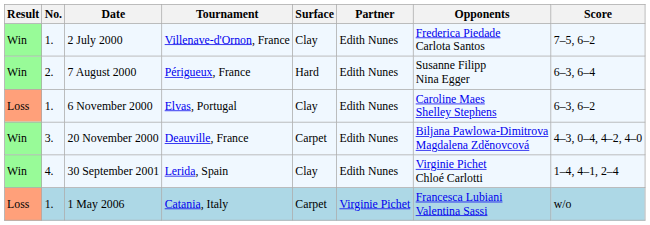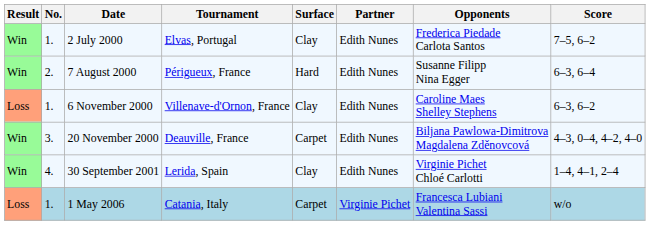(227, 39) Villenave-d'Ornon, France -> (201, 39) Elvas, Portugal
(201, 105) Elvas, Portugal -> (227, 105) Villenave-d'Ornon, France
